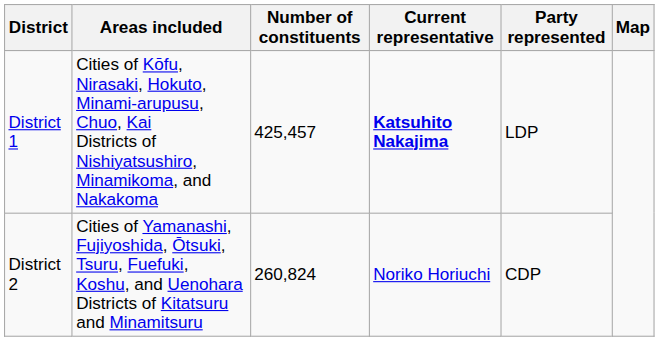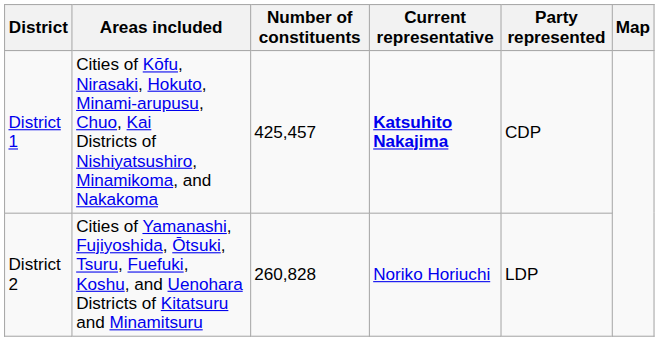(522, 131) LDP -> (523, 131) CDP
(285, 274) 260,824 -> (285, 274) 260,828
(523, 274) CDP -> (522, 274) LDP
